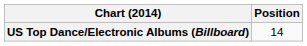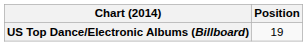(277, 31) 14 -> (277, 31) 19
